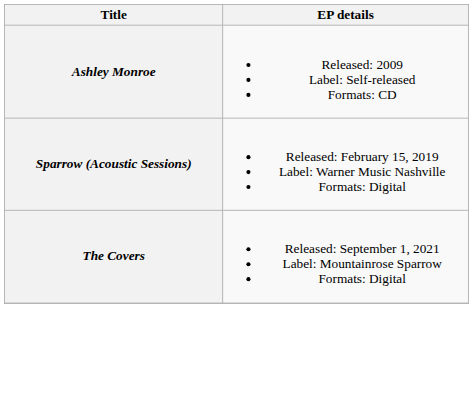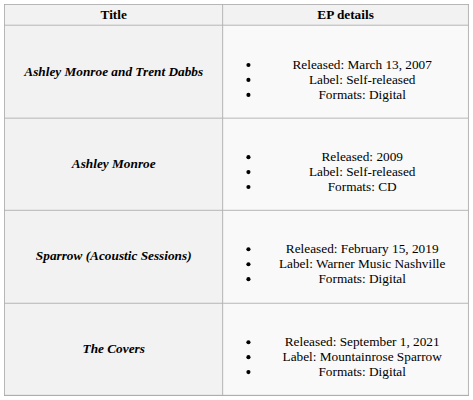+ row: (114, 71)
